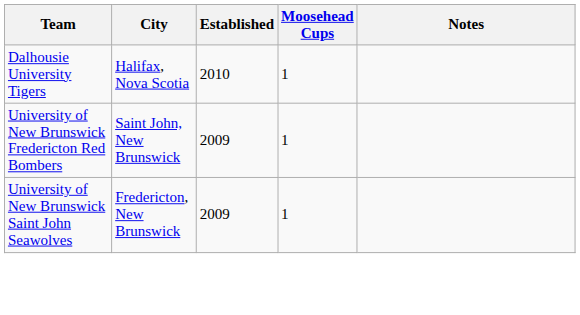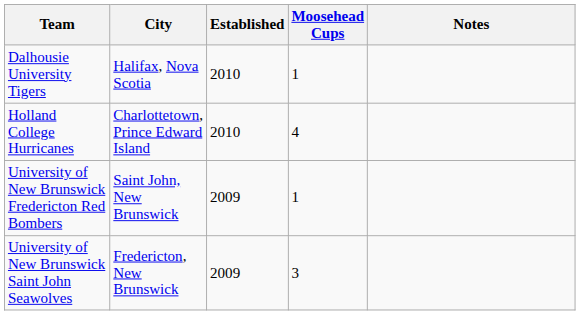+ row: (41, 131)
(285, 214) 1 -> (295, 272) 3
